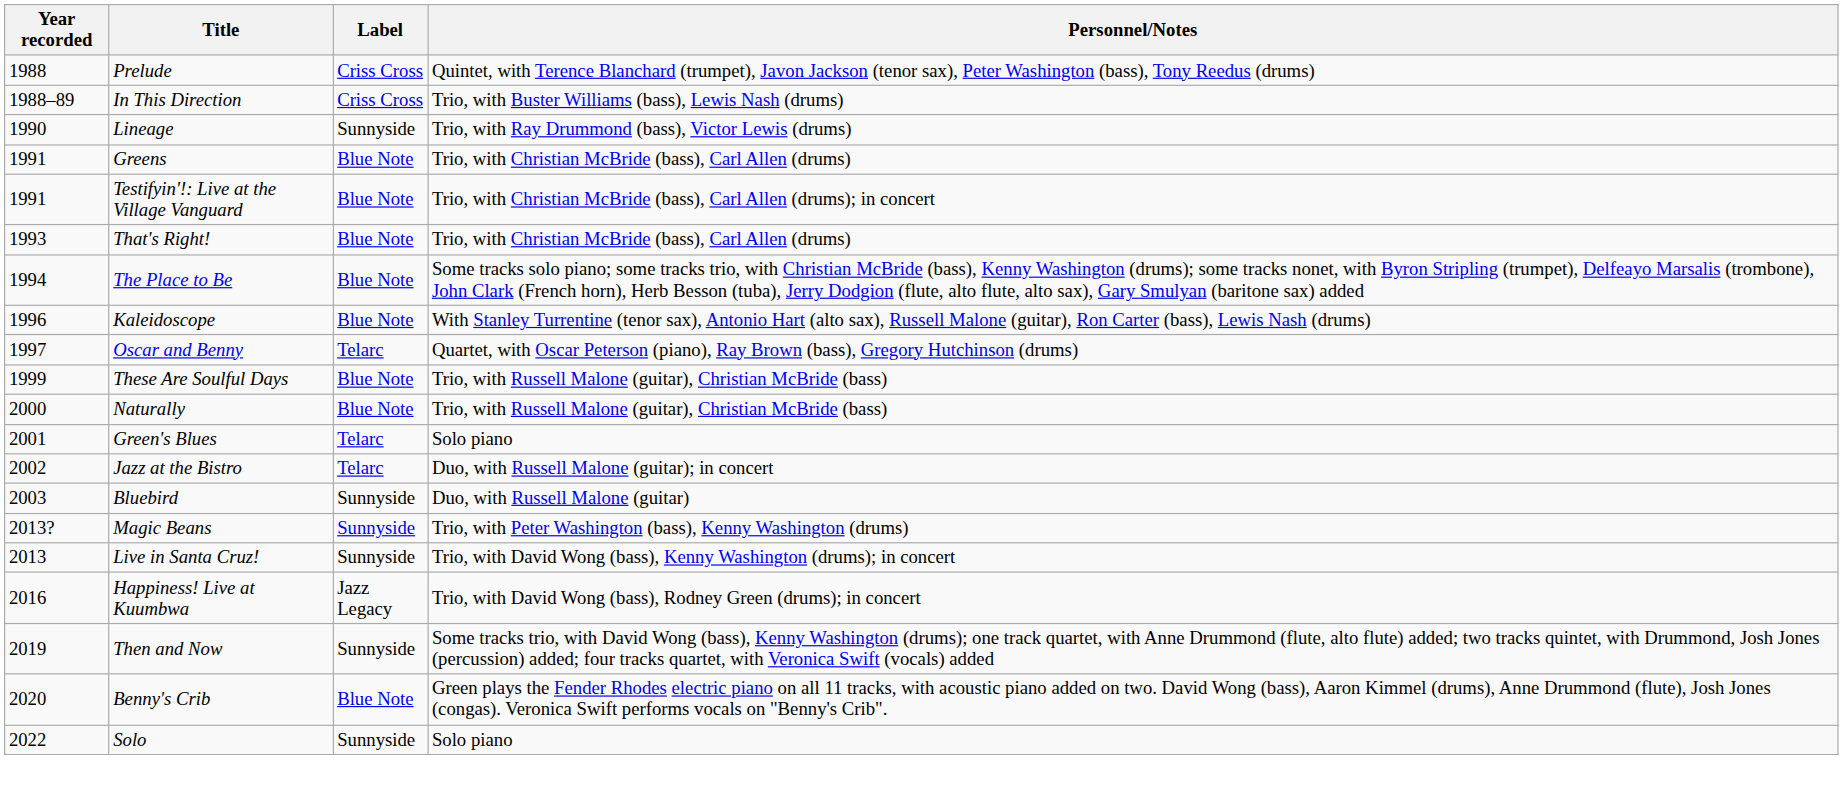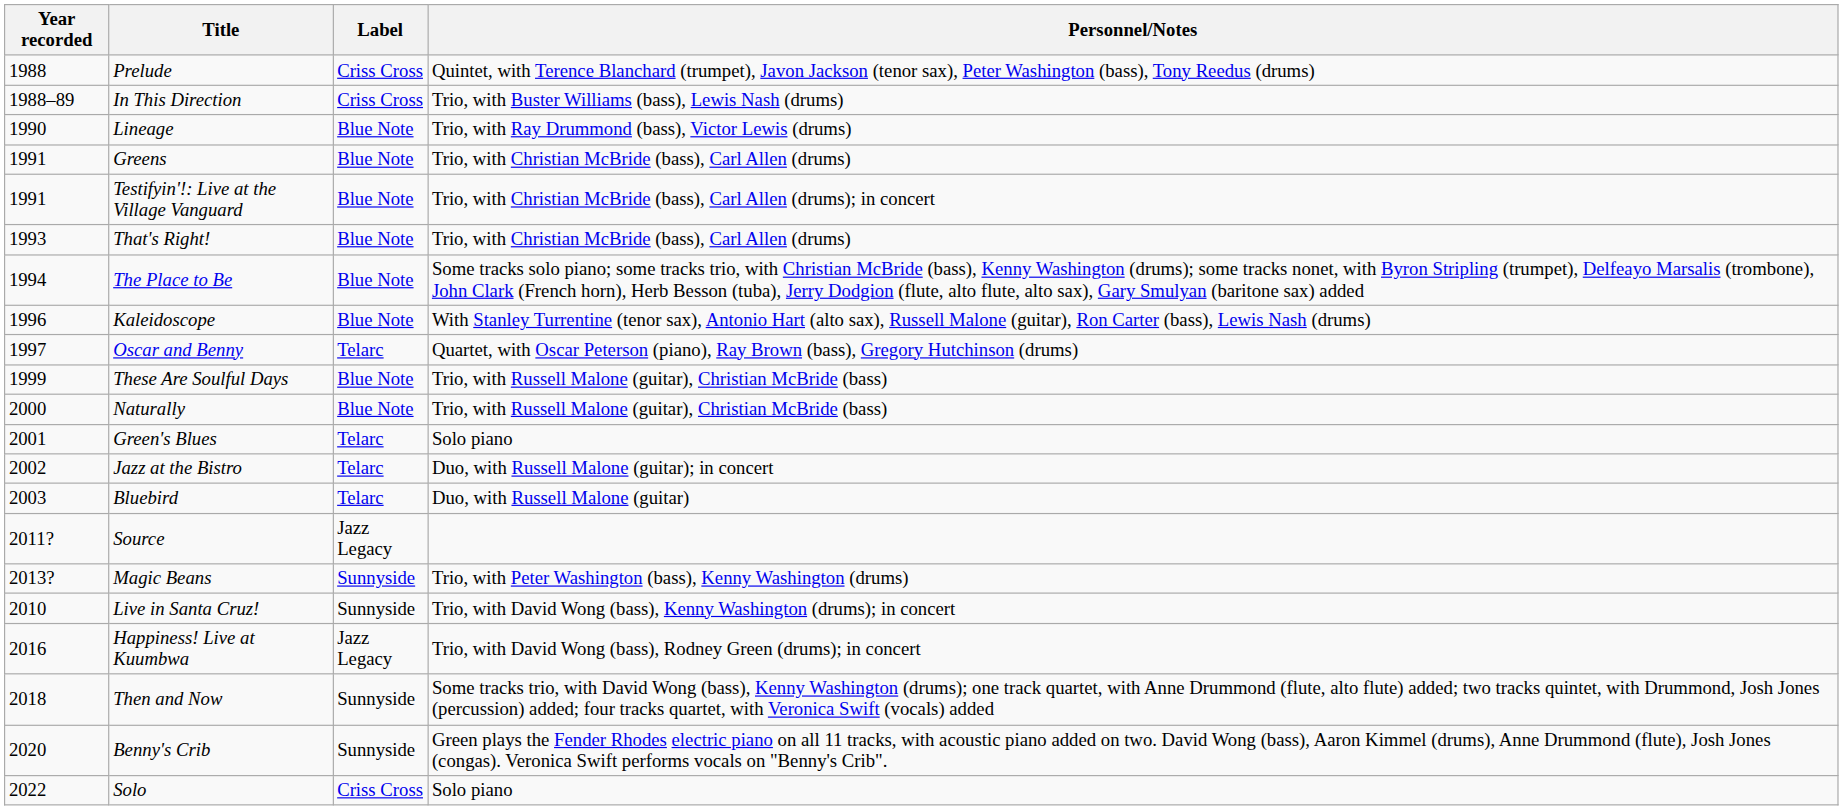(376, 129) Sunnyside -> (375, 129) Blue Note
(376, 498) Sunnyside -> (360, 498) Telarc
+ row: (139, 538)
(28, 557) 2013 -> (28, 608) 2010
(28, 648) 2019 -> (28, 699) 2018
(375, 699) Blue Note -> (376, 750) Sunnyside
(376, 739) Sunnyside -> (380, 790) Criss Cross
